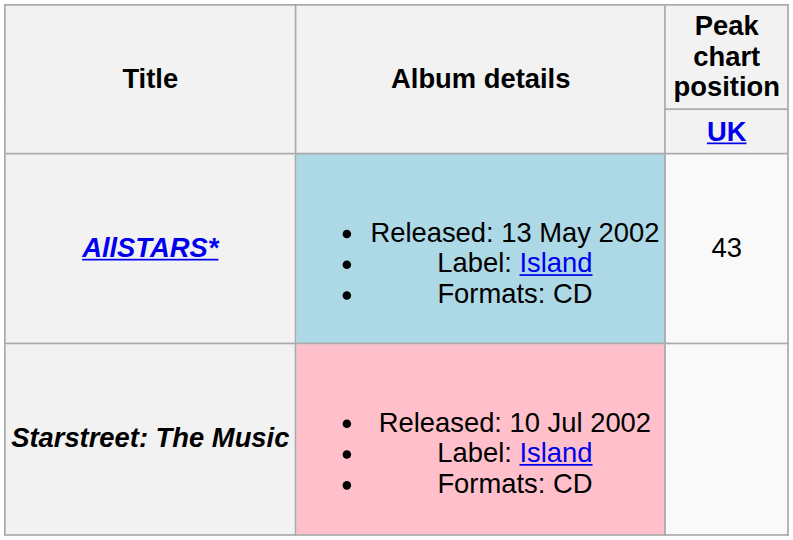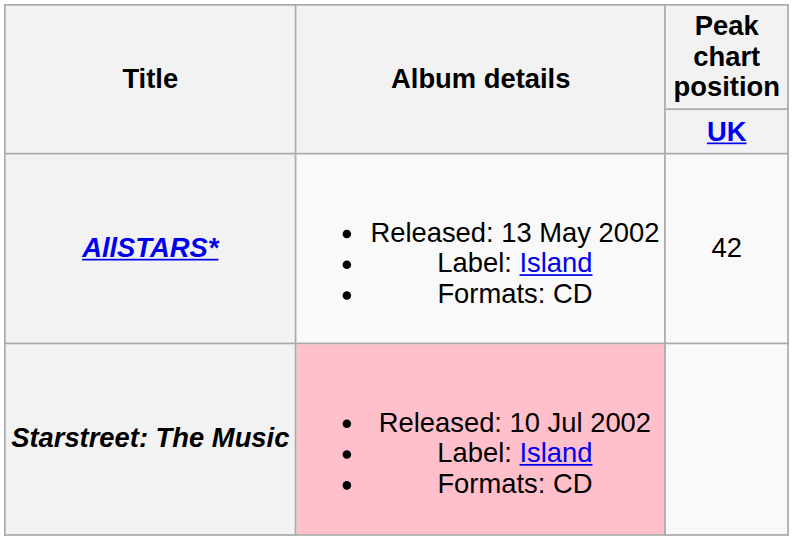(481, 264) lightblue background -> (481, 264) no background
(727, 248) 43 -> (727, 248) 42
